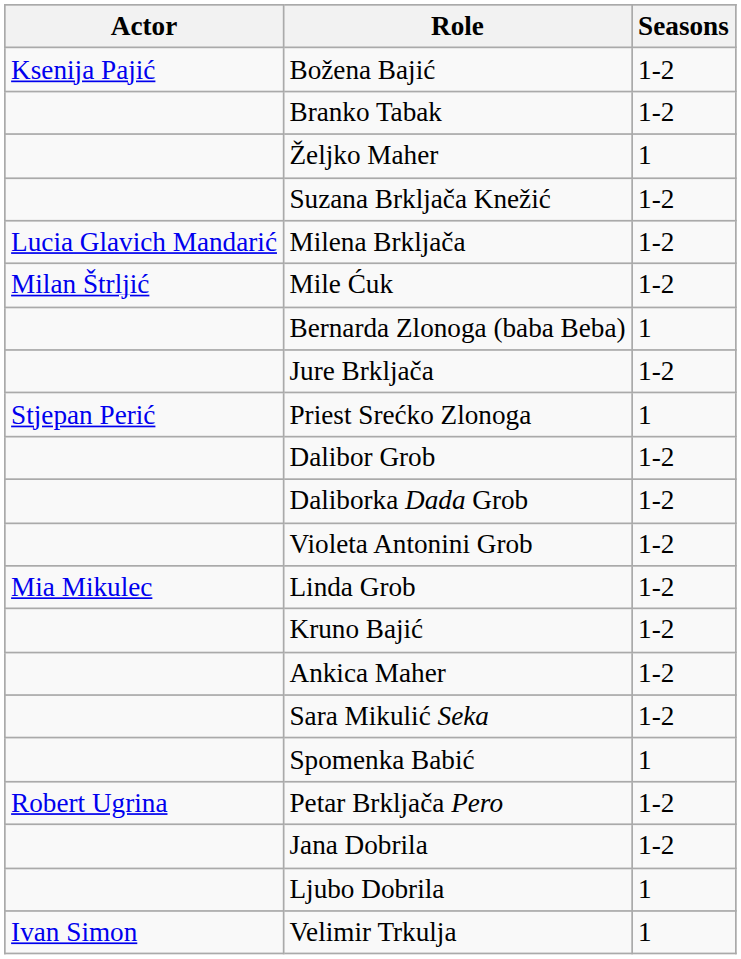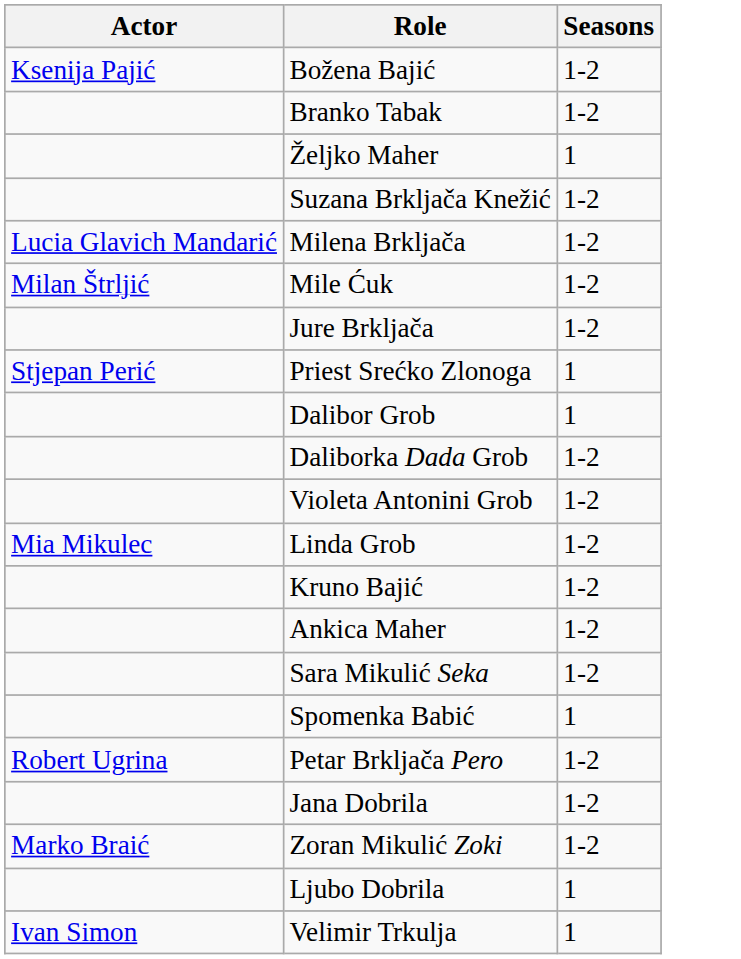- row: (458, 328)
(656, 457) 1-2 -> (570, 414) 1
+ row: (396, 845)
